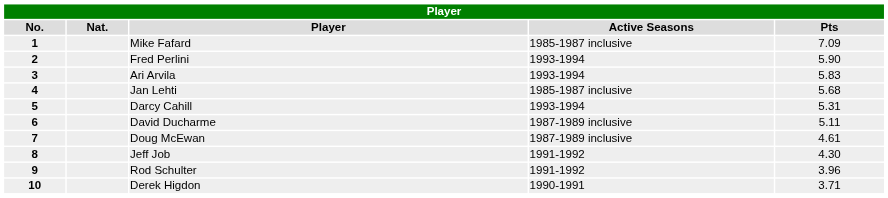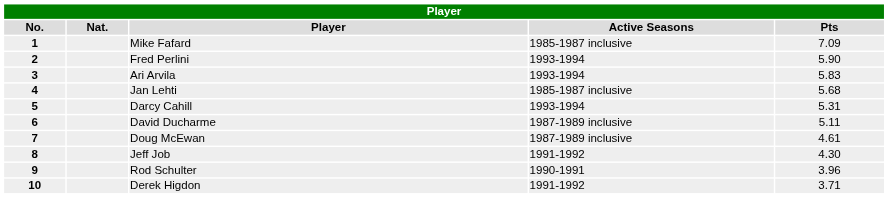(557, 170) 1991-1992 -> (557, 170) 1990-1991
(557, 186) 1990-1991 -> (557, 186) 1991-1992
